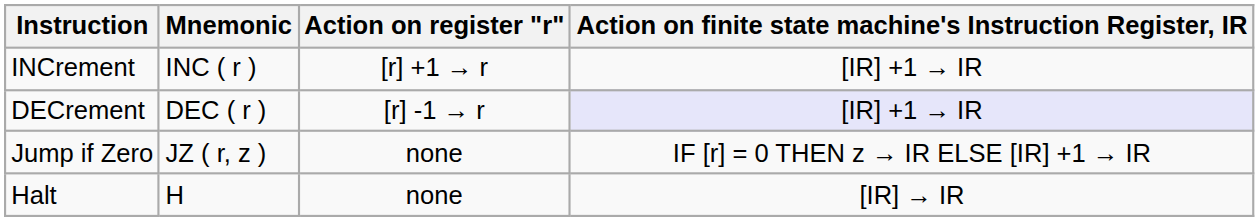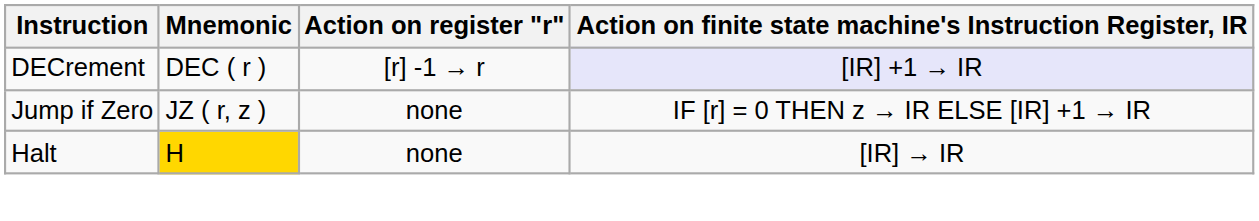- row: (73, 68)
(175, 195) no background -> (175, 153) gold background
